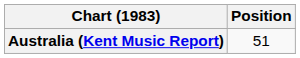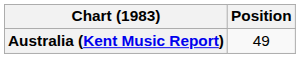(261, 41) 51 -> (261, 41) 49
